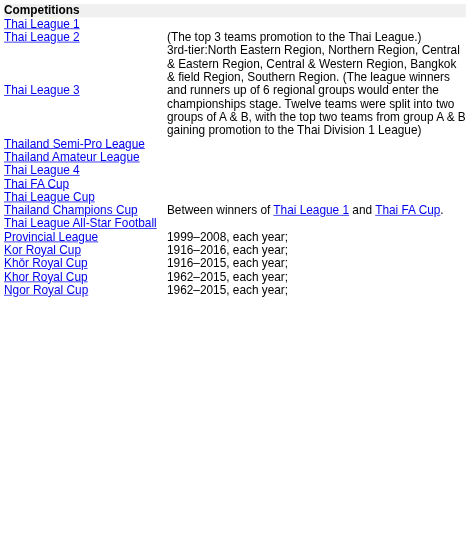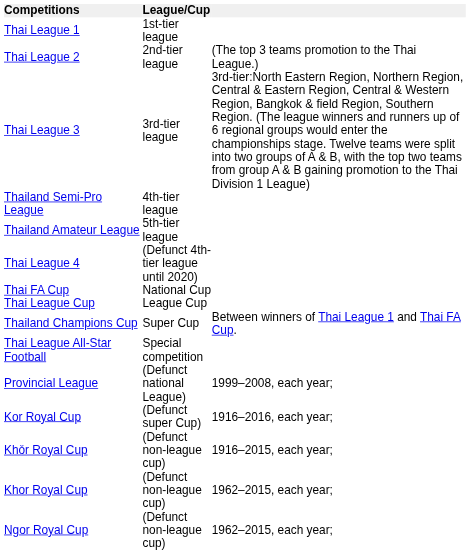+ column: (176, 10)
